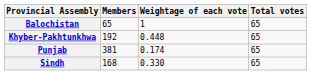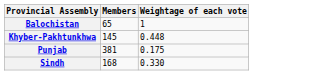- column: (277, 11)
(110, 37) 192 -> (110, 37) 145
(152, 50) 0.174 -> (152, 50) 0.175
